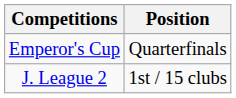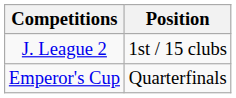rows swapped: (64, 78) <-> (64, 48)
